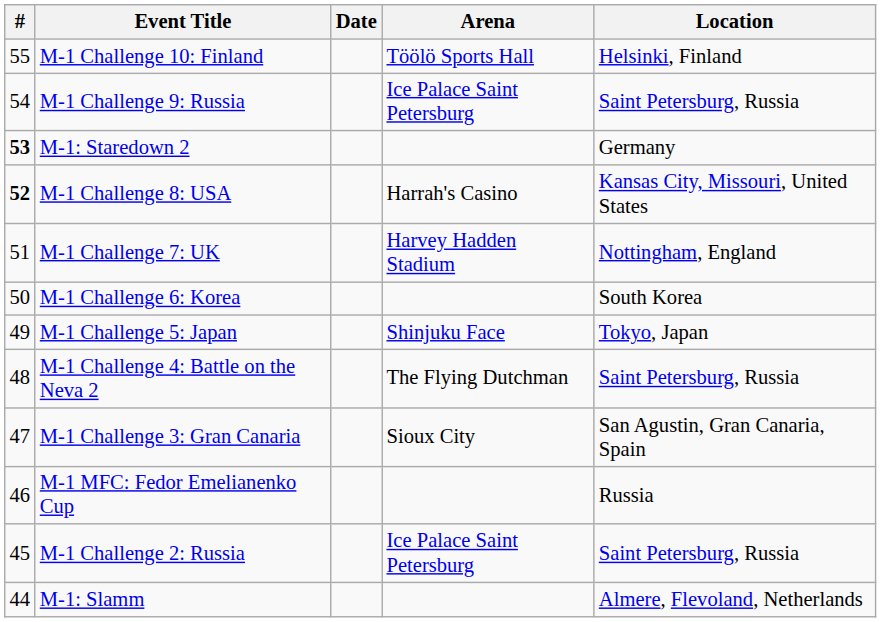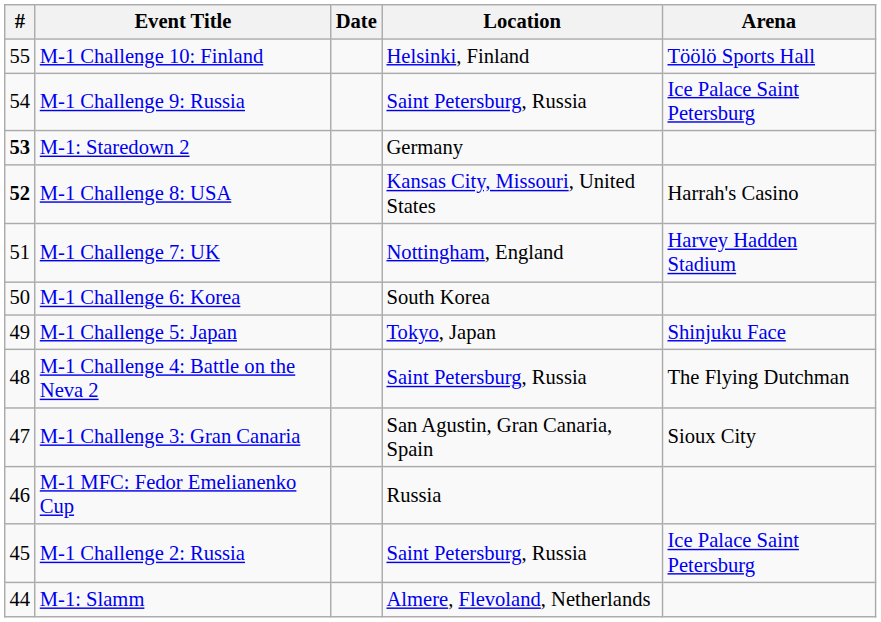columns swapped: (488, 21) <-> (735, 21)
